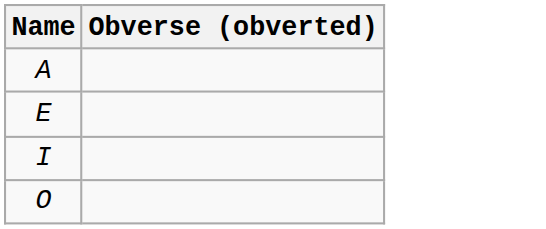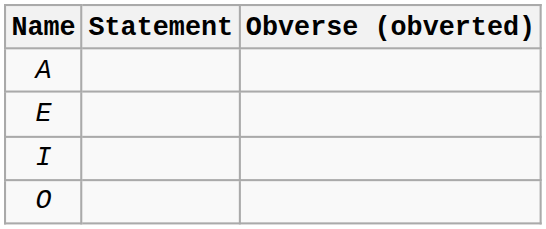+ column: (161, 27)
